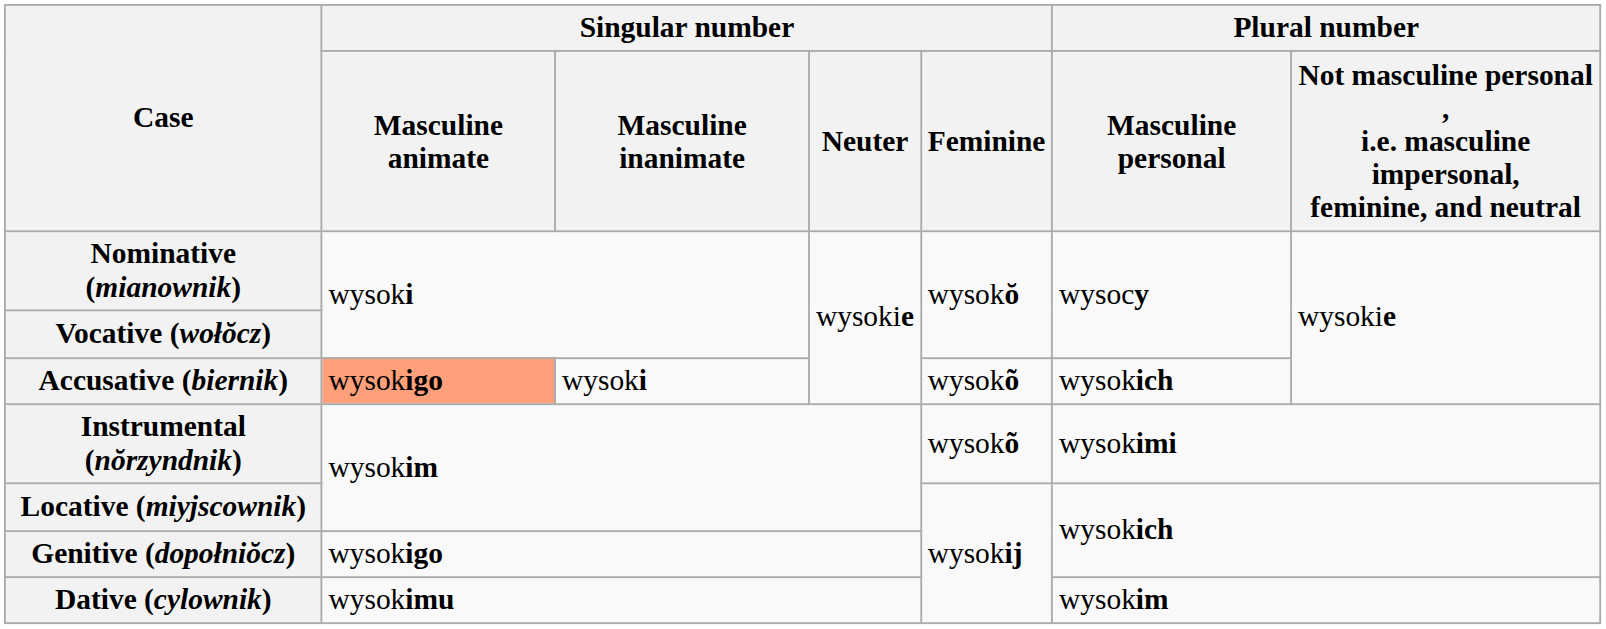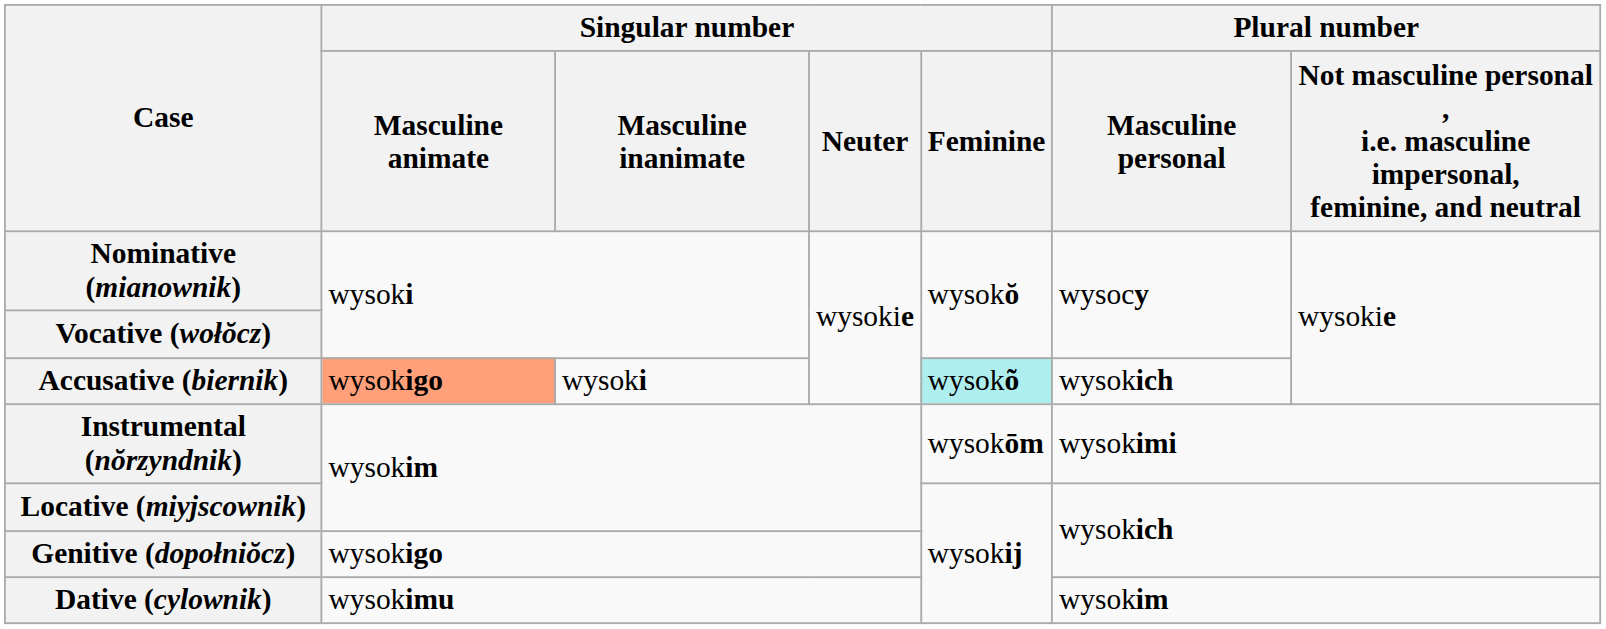(973, 380) no background -> (973, 380) paleturquoise background
(973, 443) wysokõ -> (986, 443) wysokōm
